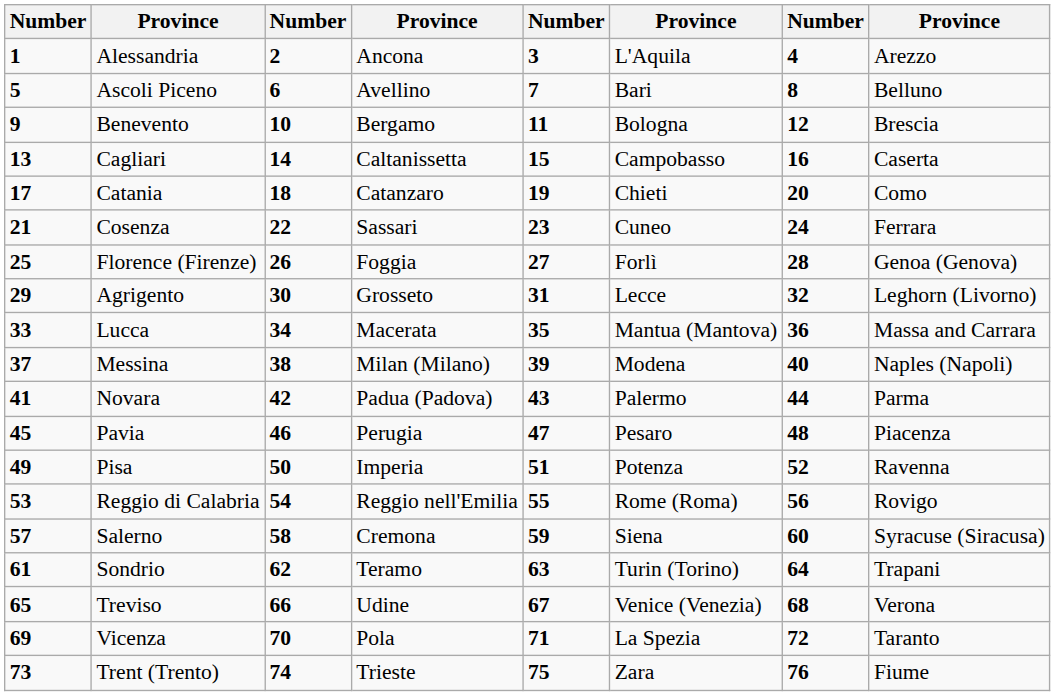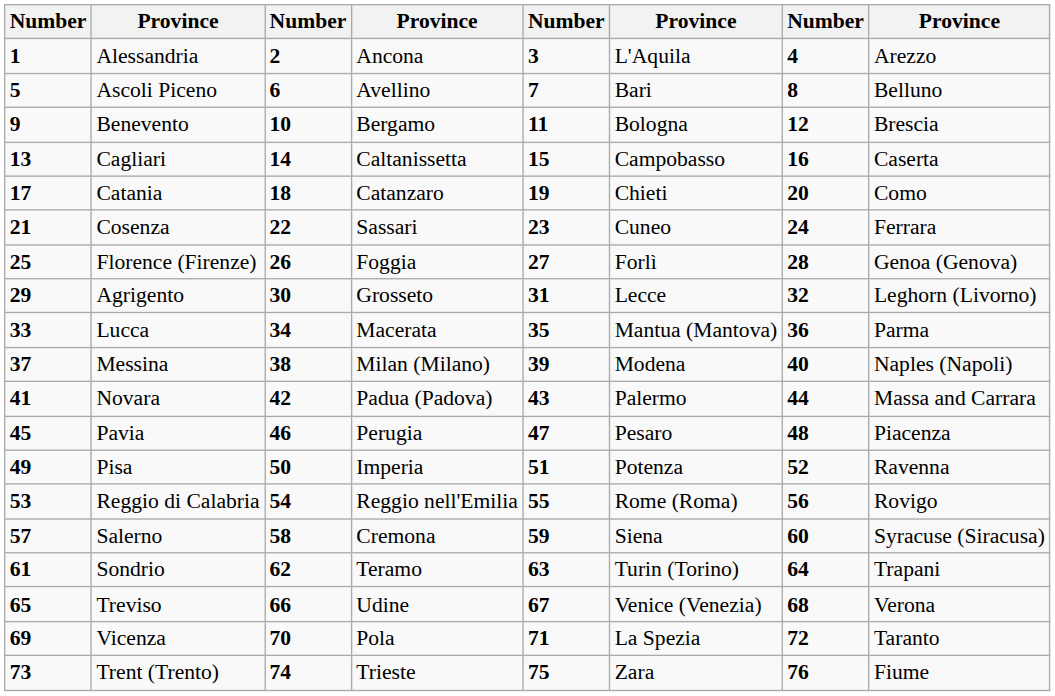(955, 329) Massa and Carrara -> (902, 329) Parma
(902, 398) Parma -> (955, 398) Massa and Carrara
